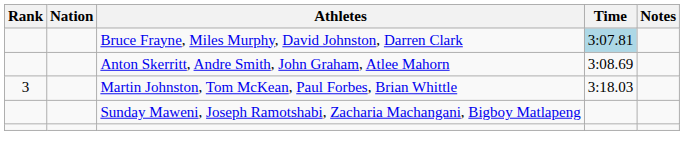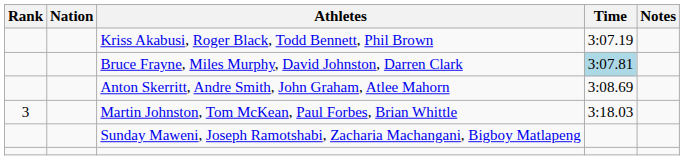+ row: (267, 40)
